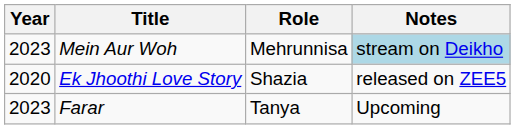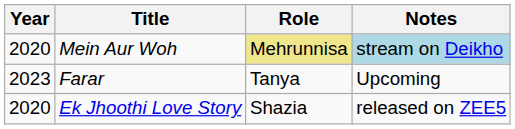(30, 49) 2023 -> (30, 49) 2020
(299, 49) no background -> (299, 49) khaki background
rows swapped: (150, 78) <-> (82, 108)
